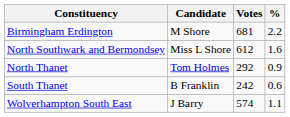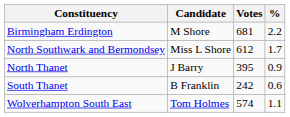(275, 49) 1.6 -> (275, 49) 1.7
(200, 67) Tom Holmes -> (187, 67) J Barry
(245, 67) 292 -> (245, 67) 395
(187, 103) J Barry -> (200, 103) Tom Holmes
